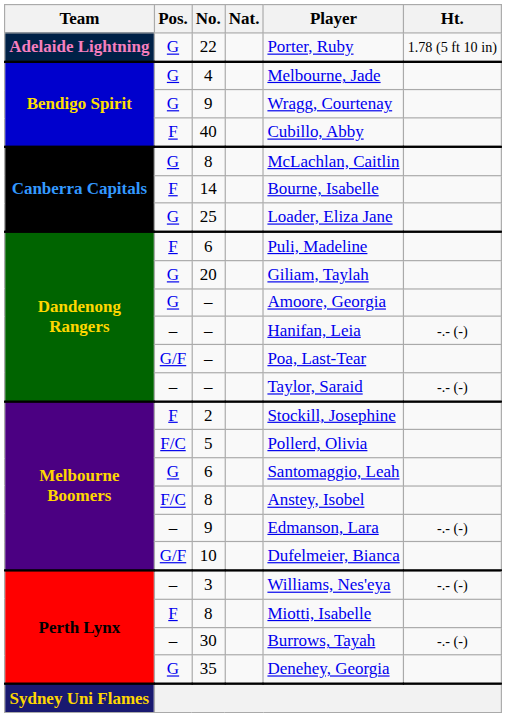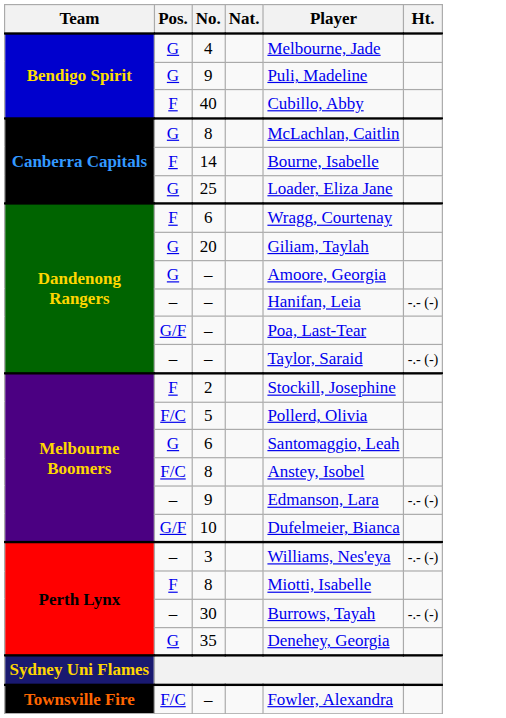- row: (173, 46)
(330, 104) Wragg, Courtenay -> (317, 76) Puli, Madeline
(317, 246) Puli, Madeline -> (330, 218) Wragg, Courtenay
+ row: (173, 699)
